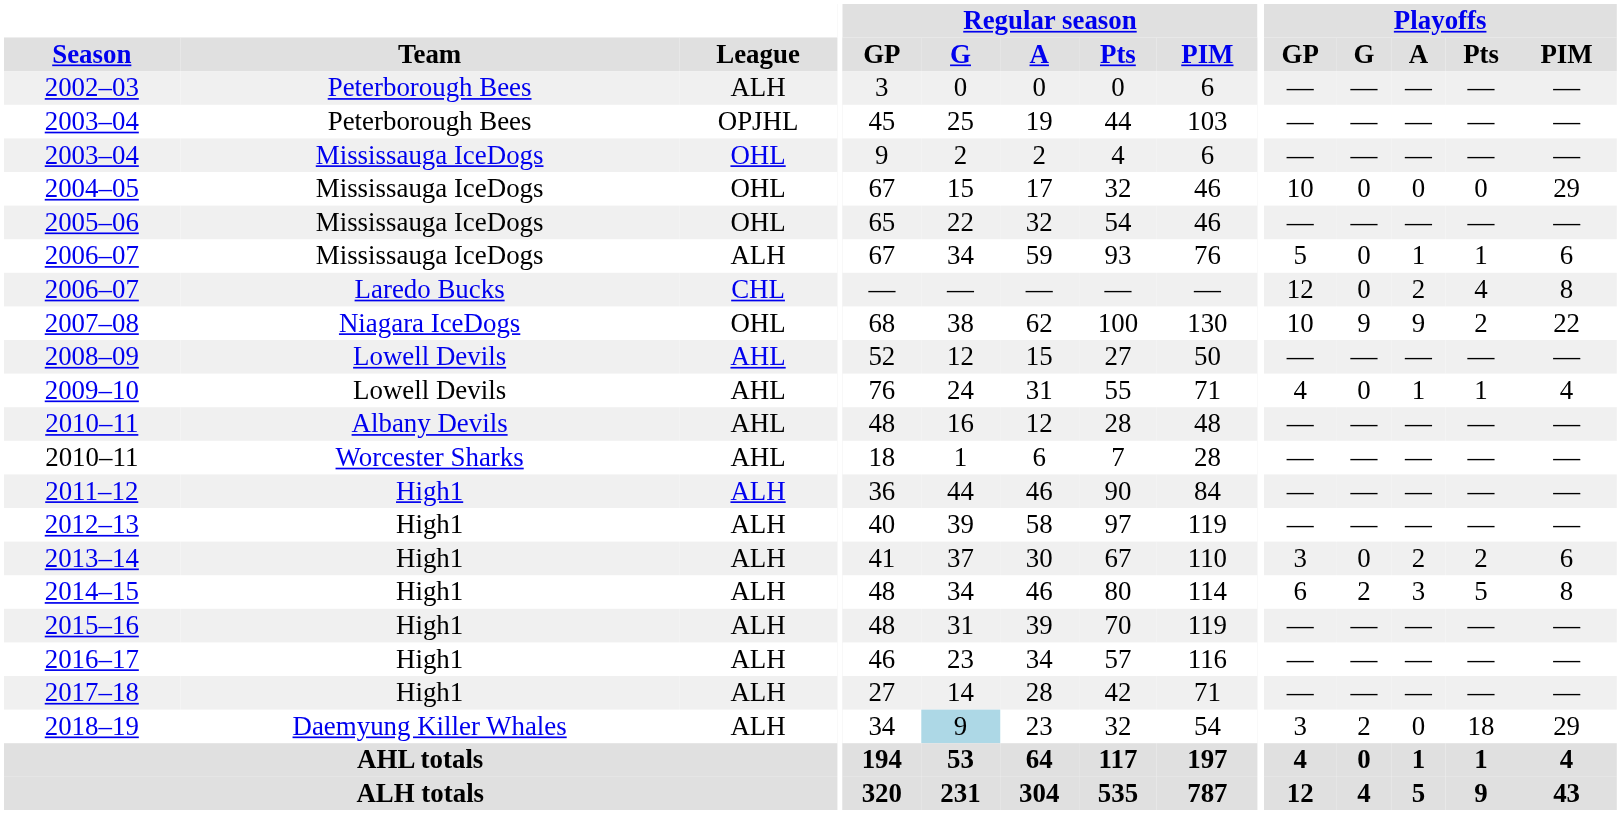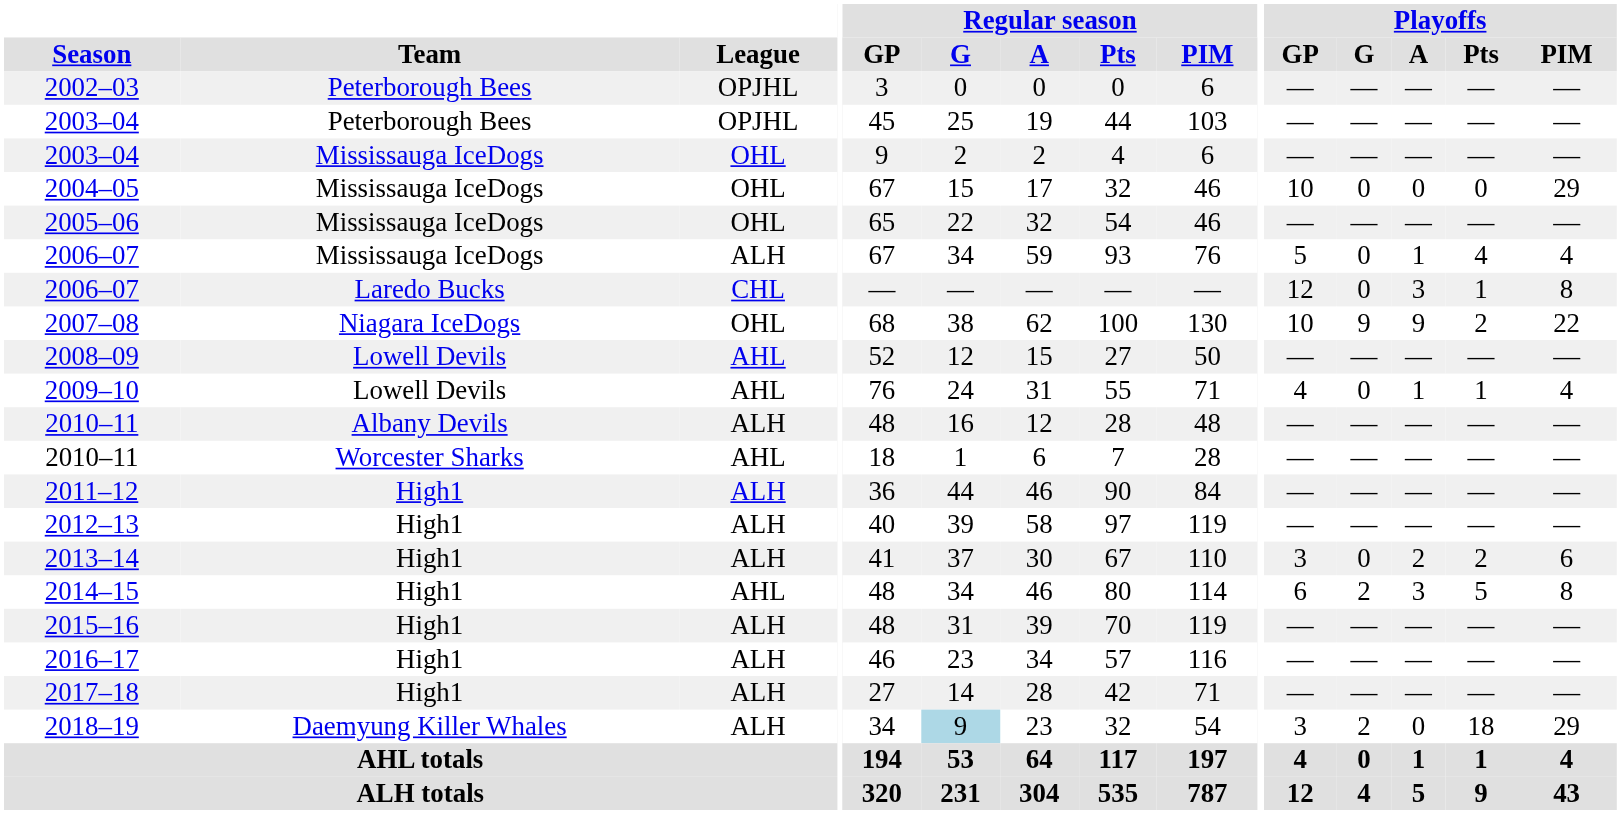(758, 87) ALH -> (758, 87) OPJHL
(1481, 255) 1 -> (1481, 255) 4
(1567, 255) 6 -> (1567, 255) 4
(1419, 289) 2 -> (1419, 289) 3
(1481, 289) 4 -> (1481, 289) 1
(758, 423) AHL -> (758, 423) ALH
(758, 591) ALH -> (758, 591) AHL
